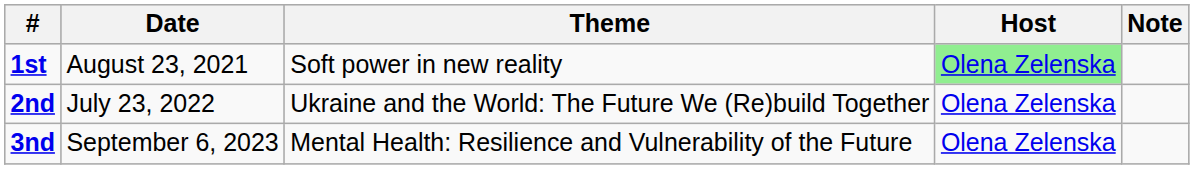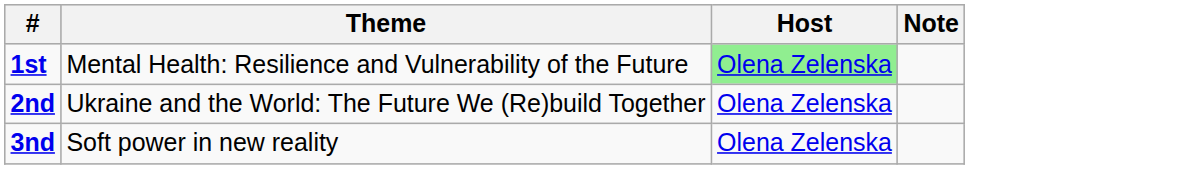- column: (173, 24)
(426, 63) Soft power in new reality -> (377, 63) Mental Health: Resilience and Vulnerability of the Future
(601, 143) Mental Health: Resilience and Vulnerability of the Future -> (202, 143) Soft power in new reality
